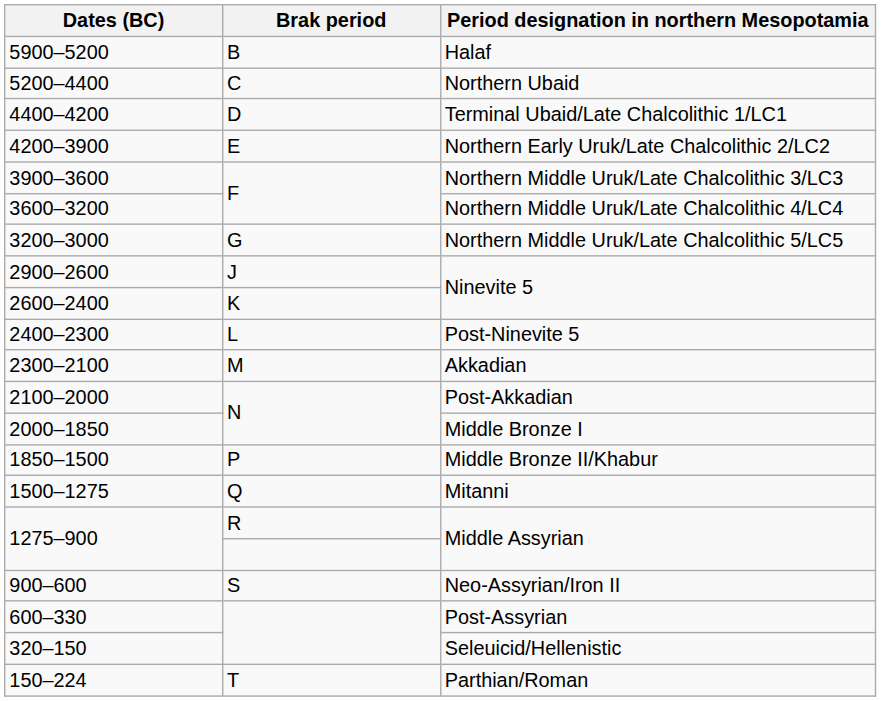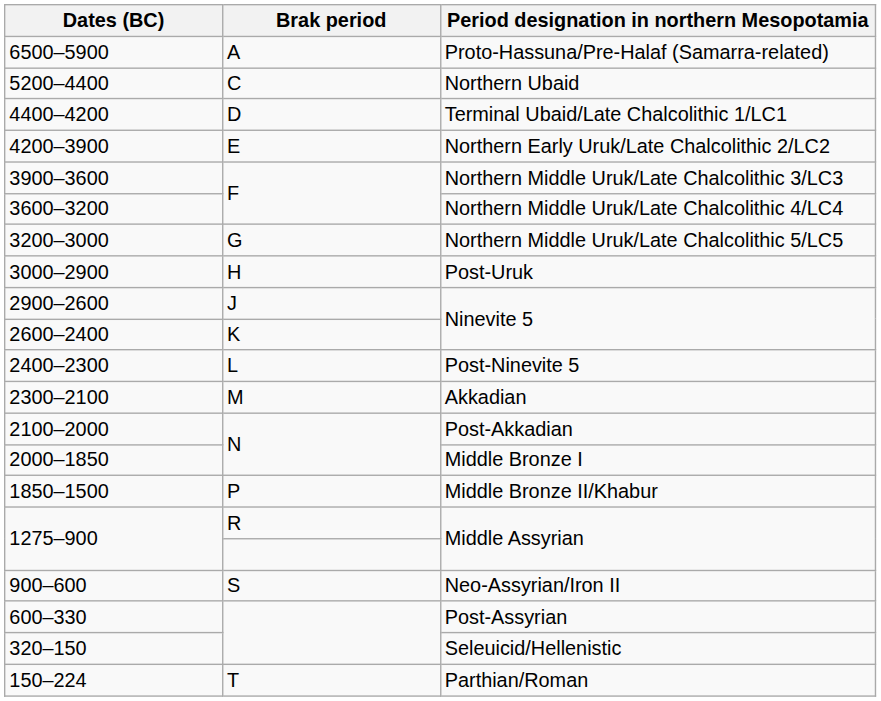+ row: (234, 52)
- row: (234, 52)
+ row: (234, 272)
- row: (235, 492)
